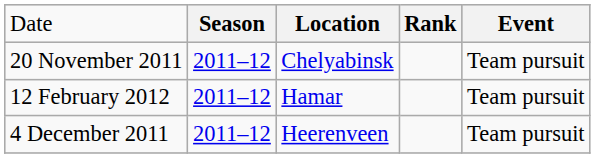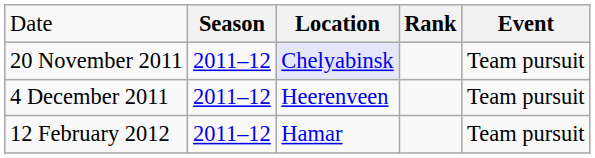(337, 60) no background -> (337, 60) lavender background
rows swapped: (89, 134) <-> (90, 97)
